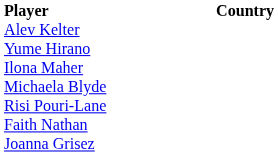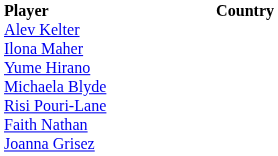rows swapped: (44, 67) <-> (47, 48)
